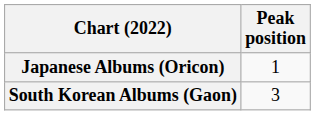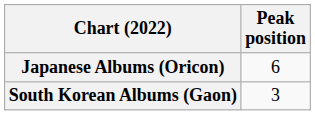(276, 67) 1 -> (276, 67) 6
